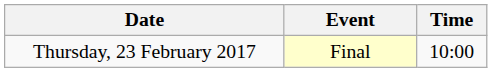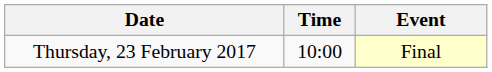columns swapped: (452, 20) <-> (350, 20)
